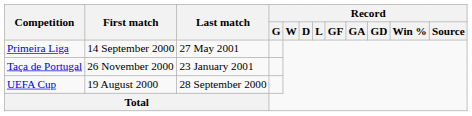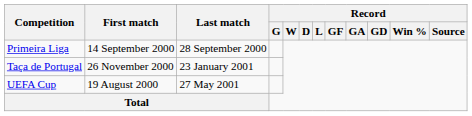(209, 48) 27 May 2001 -> (223, 48) 28 September 2000
(223, 84) 28 September 2000 -> (209, 84) 27 May 2001
